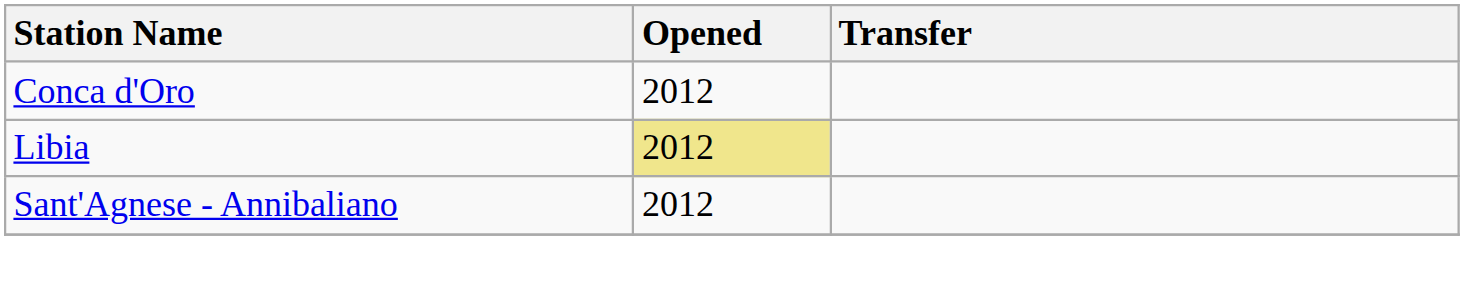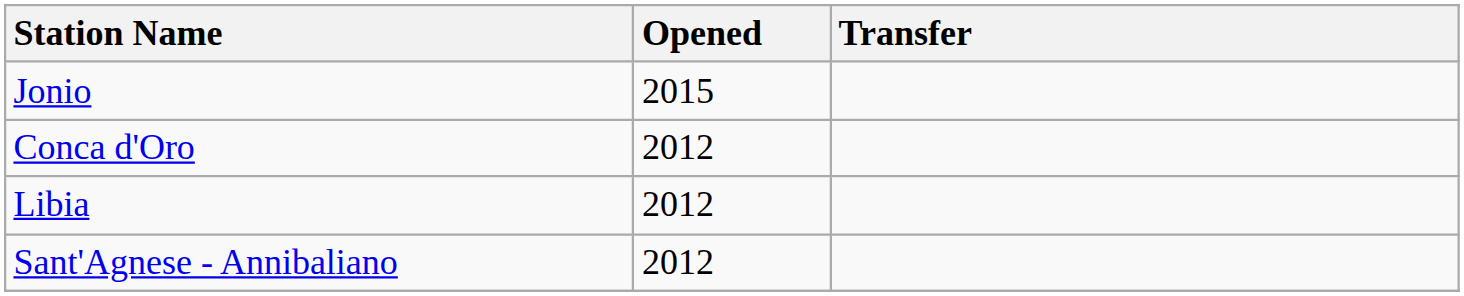+ row: (52, 90)
(678, 147) khaki background -> (678, 204) no background
